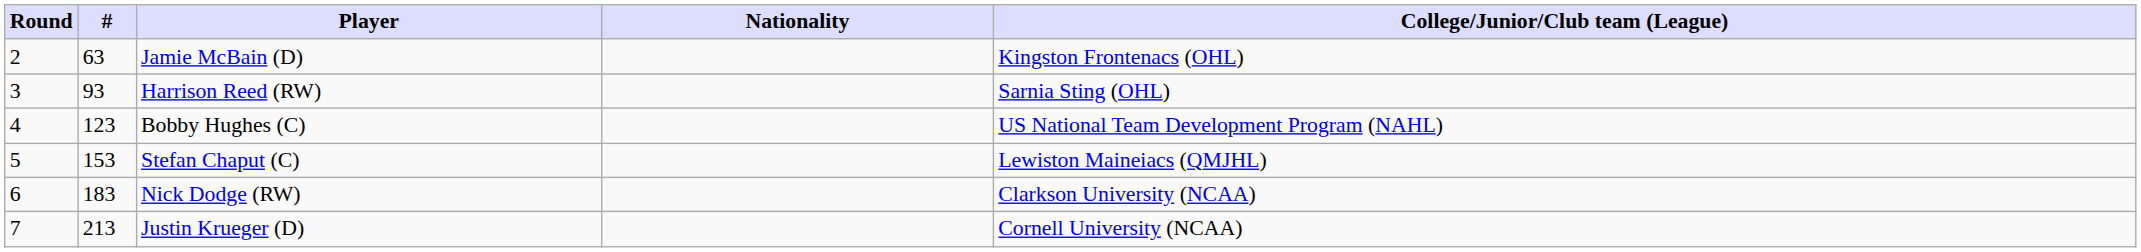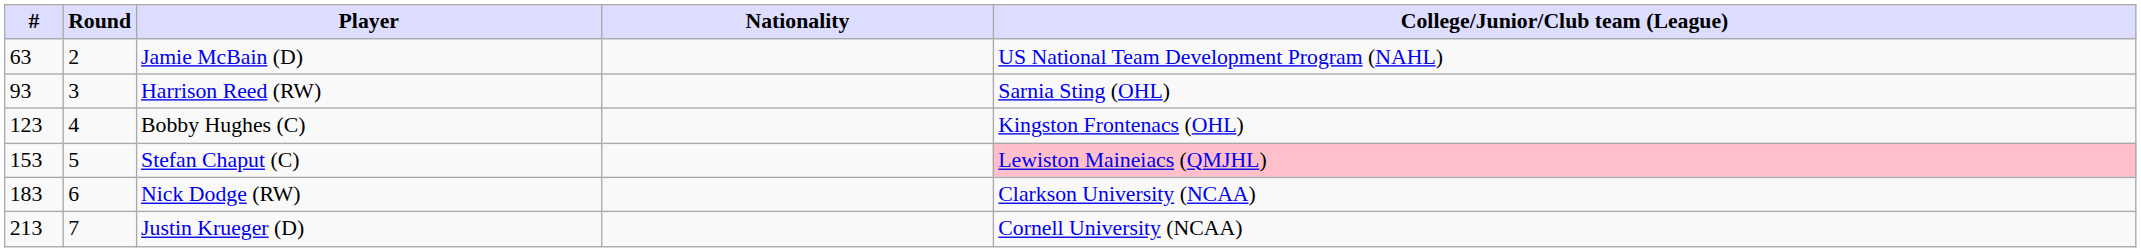columns swapped: (41, 21) <-> (107, 21)
(1121, 56) Kingston Frontenacs (OHL) -> (1221, 56) US National Team Development Program (NAHL)
(1221, 125) US National Team Development Program (NAHL) -> (1121, 125) Kingston Frontenacs (OHL)
(1132, 159) no background -> (1132, 159) pink background
